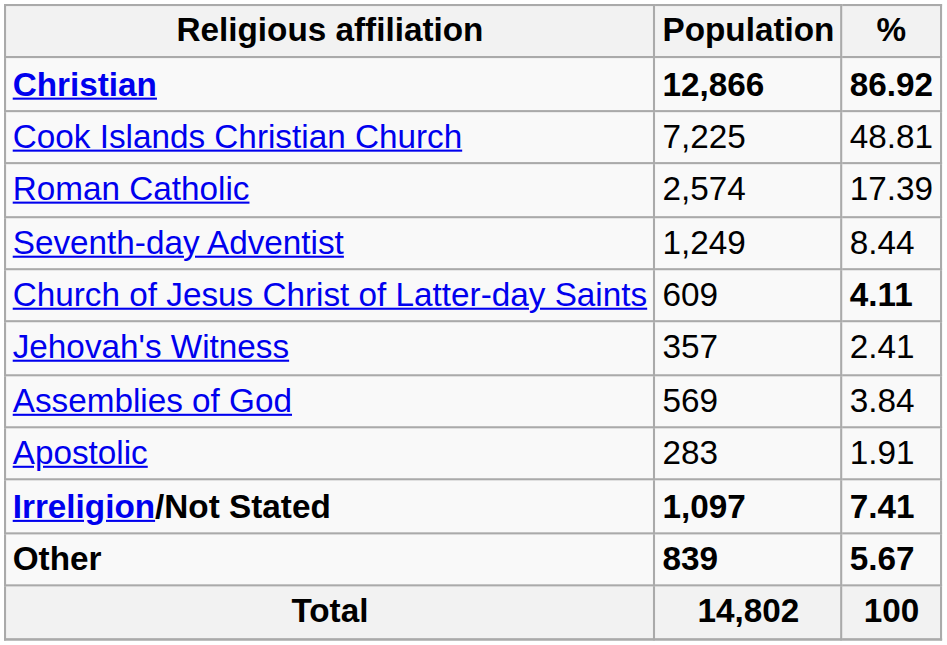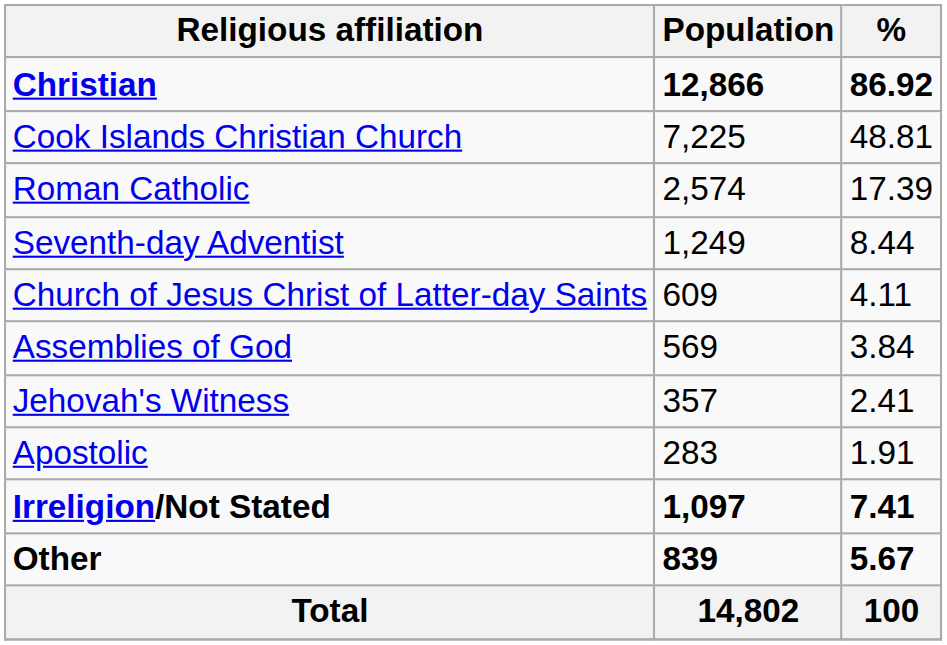(881, 294) bold -> (881, 294) normal
rows swapped: (152, 400) <-> (151, 347)
